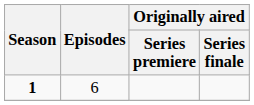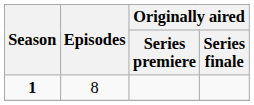(95, 87) 6 -> (95, 87) 8
